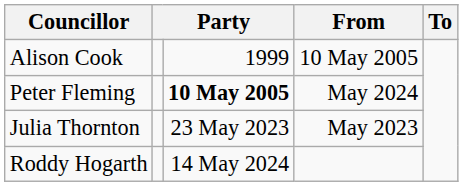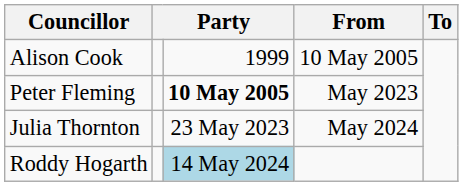(373, 92) May 2024 -> (373, 92) May 2023
(373, 127) May 2023 -> (373, 127) May 2024
(230, 163) no background -> (230, 163) lightblue background
